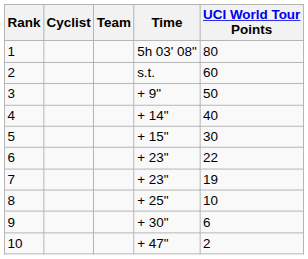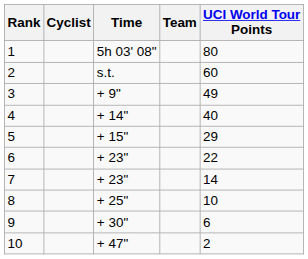columns swapped: (114, 22) <-> (167, 22)
(210, 94) 50 -> (210, 94) 49
(210, 136) 30 -> (210, 136) 29
(210, 179) 19 -> (210, 179) 14
